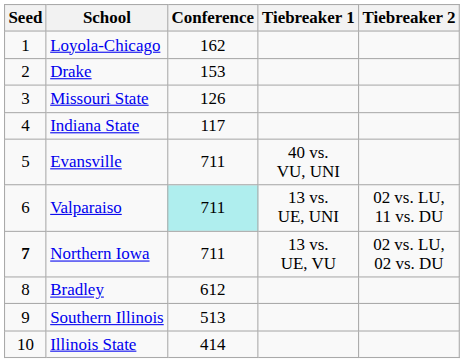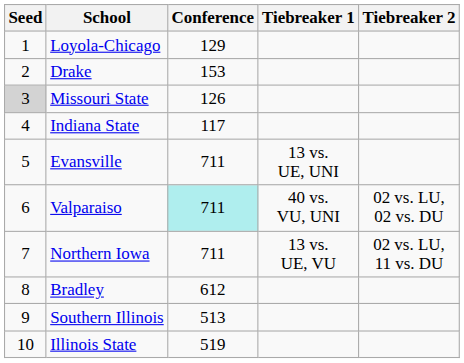(213, 44) 162 -> (213, 44) 129
(25, 98) no background -> (25, 98) lightgrey background
(308, 161) 40 vs. VU, UNI -> (308, 161) 13 vs. UE, UNI
(308, 207) 13 vs. UE, UNI -> (308, 207) 40 vs. VU, UNI
(409, 207) 02 vs. LU, 11 vs. DU -> (409, 207) 02 vs. LU, 02 vs. DU
(25, 253) bold -> (25, 253) normal
(409, 253) 02 vs. LU, 02 vs. DU -> (409, 253) 02 vs. LU, 11 vs. DU
(213, 344) 414 -> (213, 344) 519
